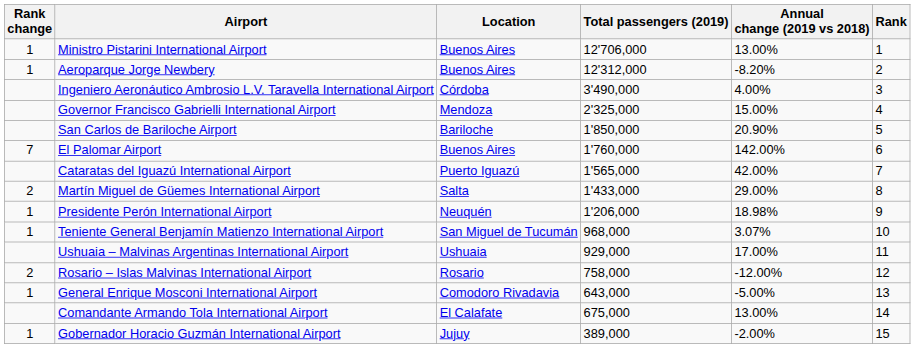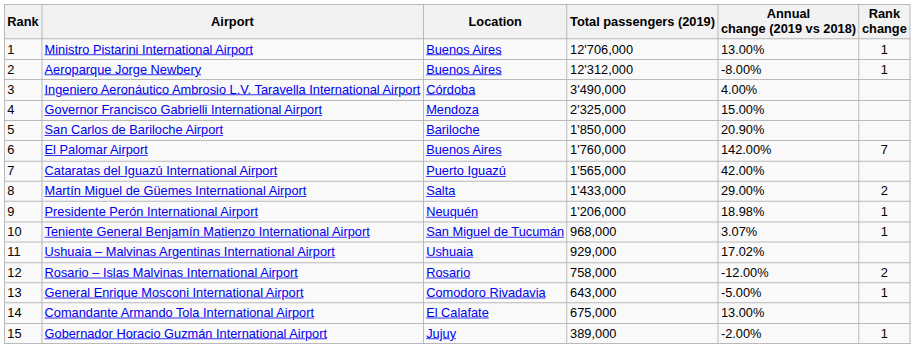columns swapped: (891, 21) <-> (30, 21)
(755, 69) -8.20% -> (741, 69) -8.00%
(756, 252) 17.00% -> (743, 252) 17.02%
